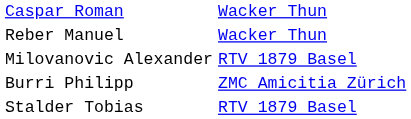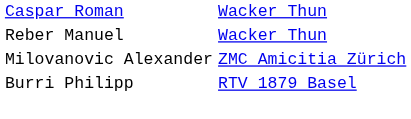(287, 60) RTV 1879 Basel -> (312, 60) ZMC Amicitia Zürich
(312, 84) ZMC Amicitia Zürich -> (287, 84) RTV 1879 Basel
- row: (74, 108)
